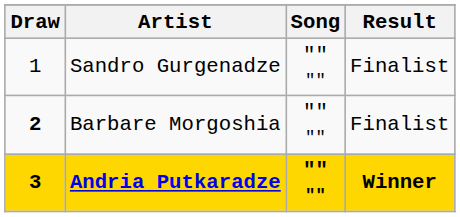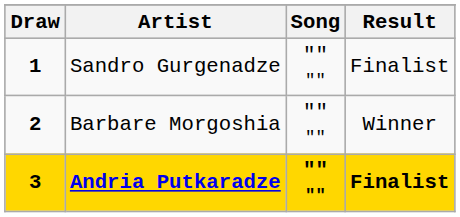(35, 67) normal -> (35, 67) bold
(400, 125) Finalist -> (400, 125) Winner
(400, 182) Winner -> (400, 182) Finalist
